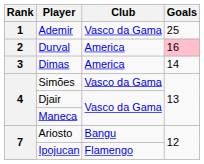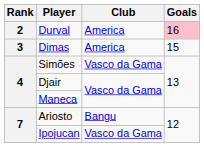- row: (56, 30)
(173, 64) 14 -> (173, 47) 15
(109, 151) Flamengo -> (123, 133) Vasco da Gama
